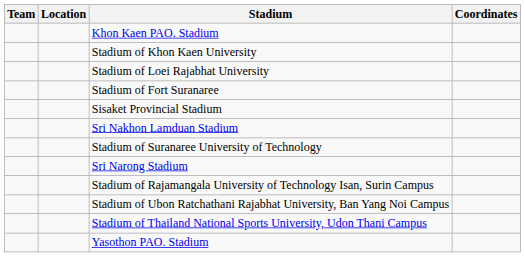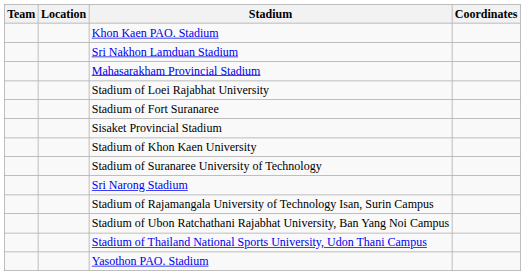rows swapped: (174, 52) <-> (165, 128)
+ row: (176, 71)
